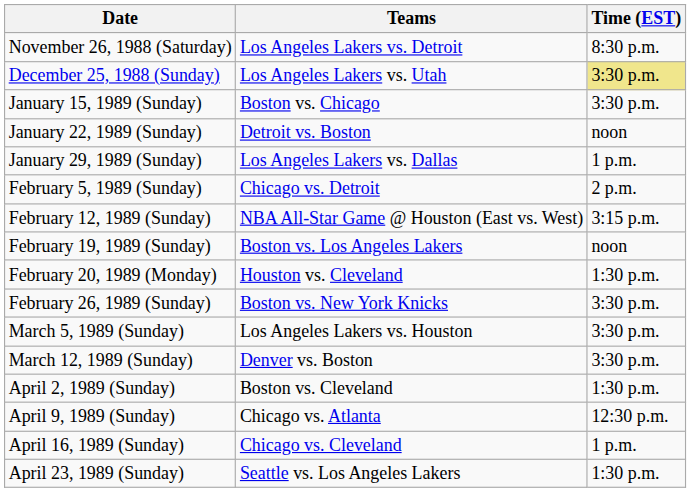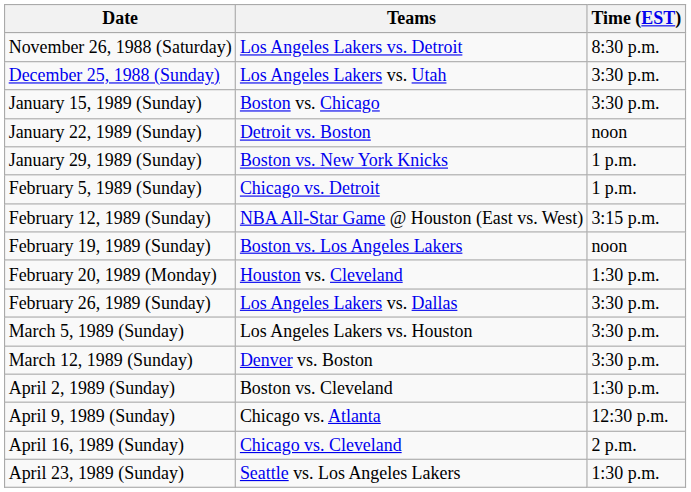(626, 75) khaki background -> (626, 75) no background
(349, 160) Los Angeles Lakers vs. Dallas -> (344, 160) Boston vs. New York Knicks
(614, 189) 2 p.m. -> (614, 189) 1 p.m.
(344, 302) Boston vs. New York Knicks -> (349, 302) Los Angeles Lakers vs. Dallas
(614, 445) 1 p.m. -> (614, 445) 2 p.m.
